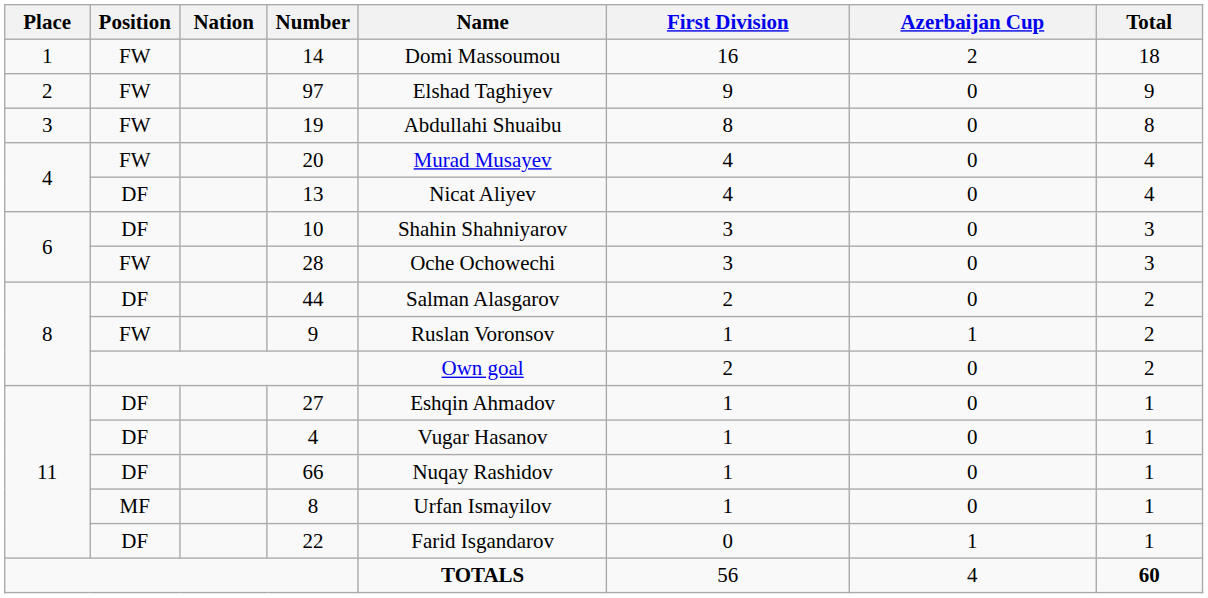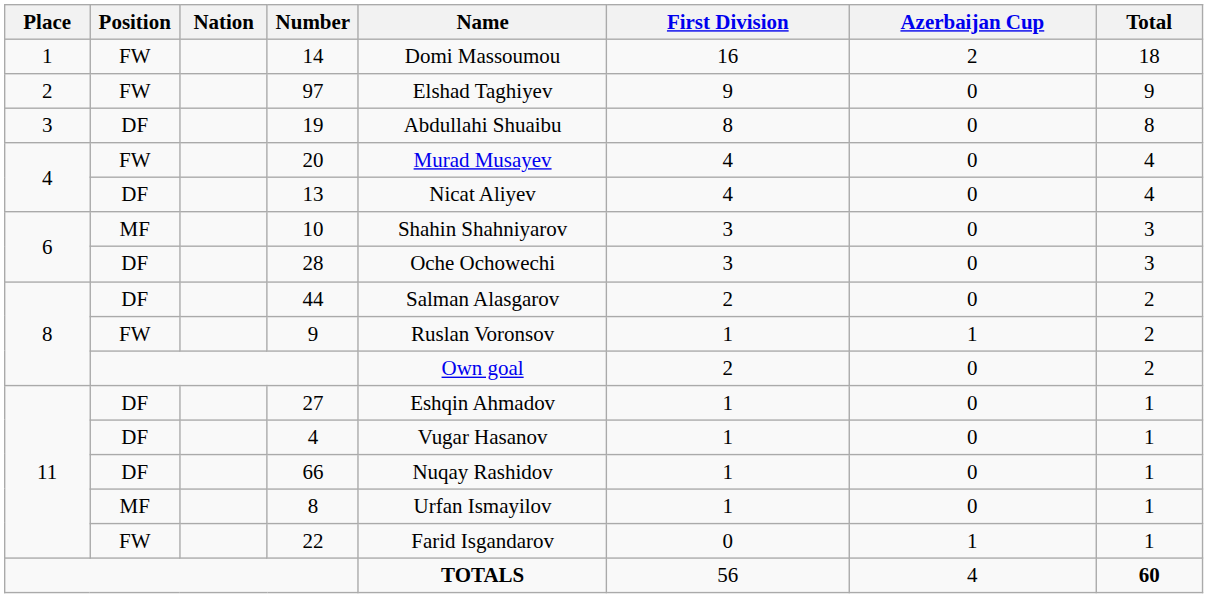(135, 125) FW -> (135, 125) DF
(135, 229) DF -> (135, 229) MF
(135, 264) FW -> (135, 264) DF
(135, 540) DF -> (135, 540) FW
